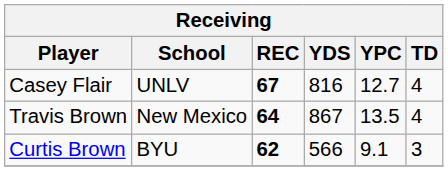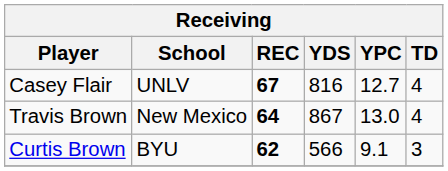(380, 117) 13.5 -> (380, 117) 13.0
